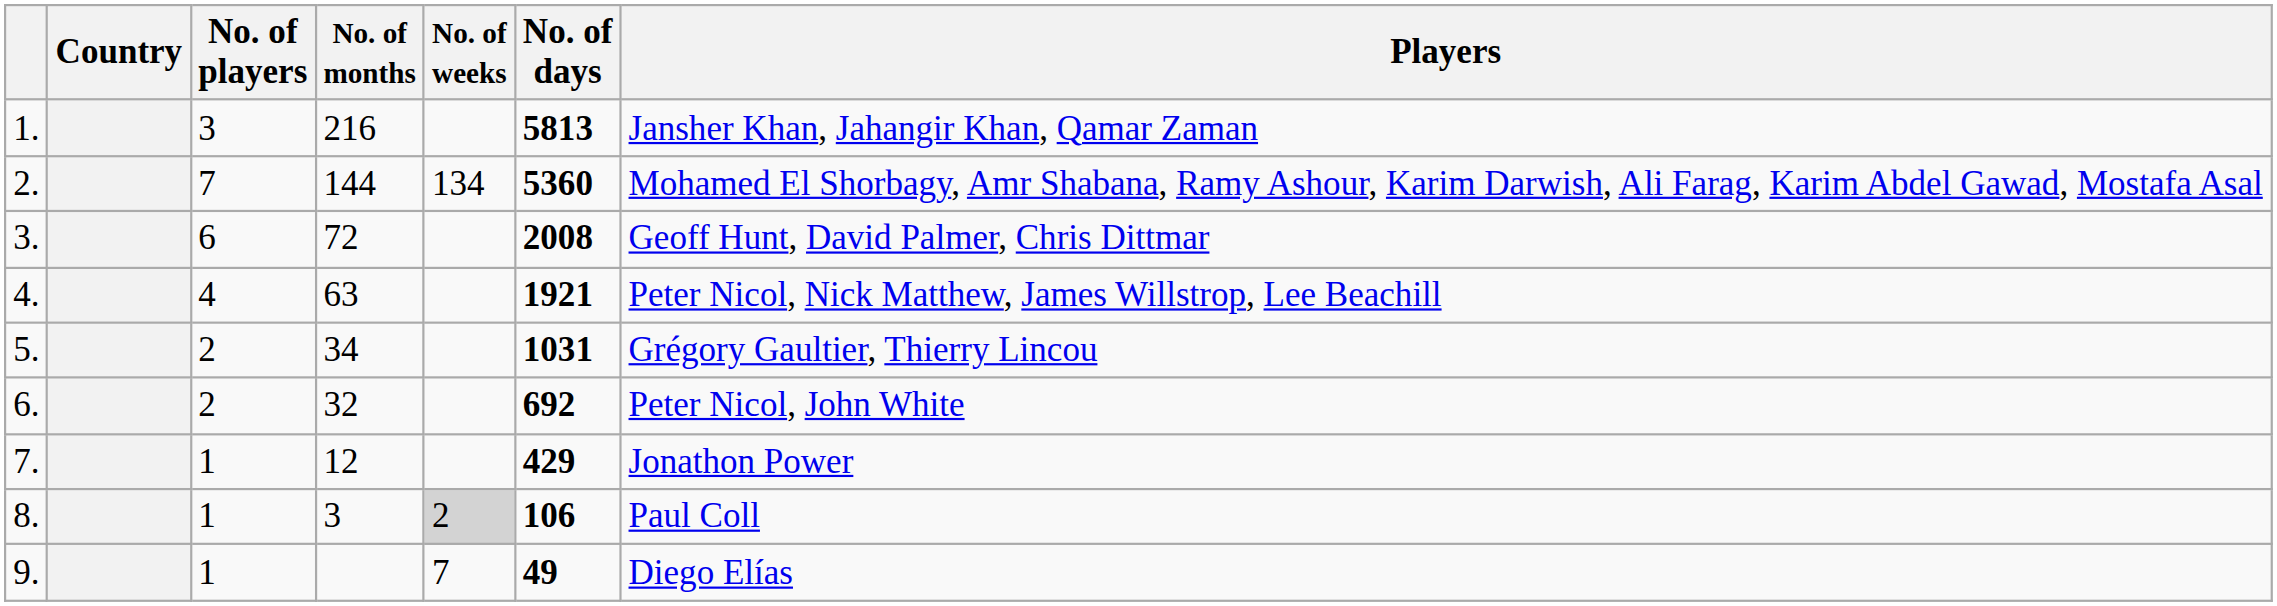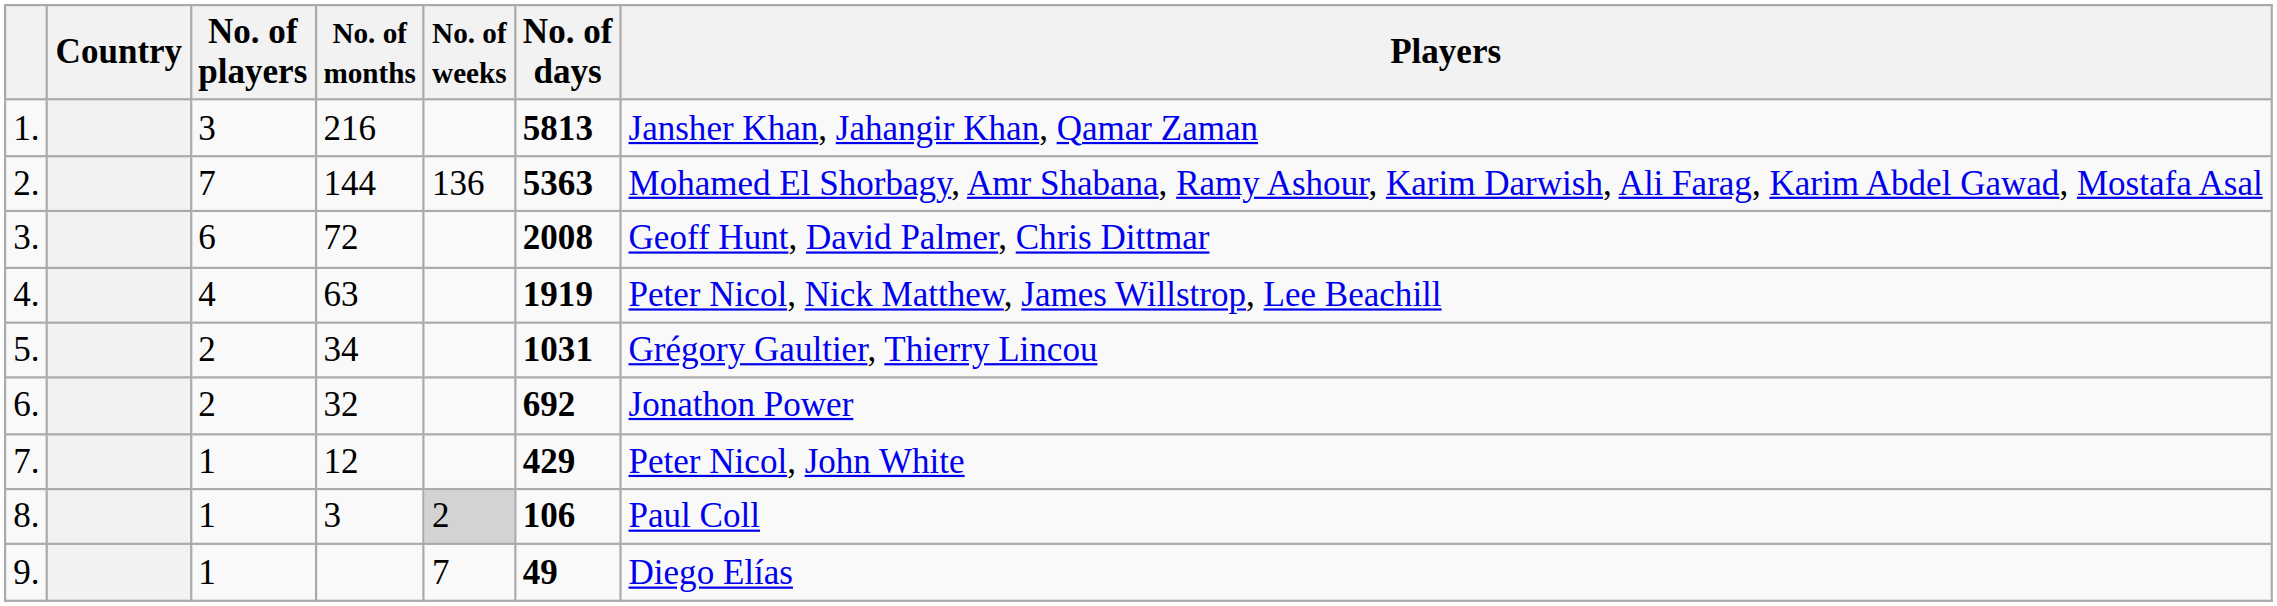(458, 182) 134 -> (458, 182) 136
(558, 182) 5360 -> (558, 182) 5363
(558, 293) 1921 -> (558, 293) 1919
(797, 405) Peter Nicol, John White -> (741, 405) Jonathon Power
(741, 460) Jonathon Power -> (797, 460) Peter Nicol, John White
